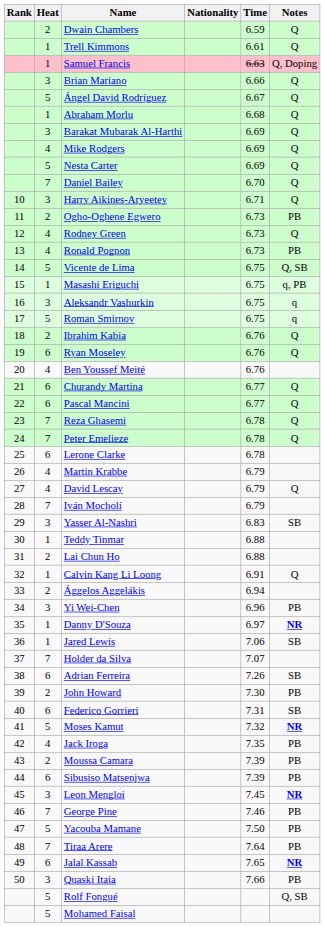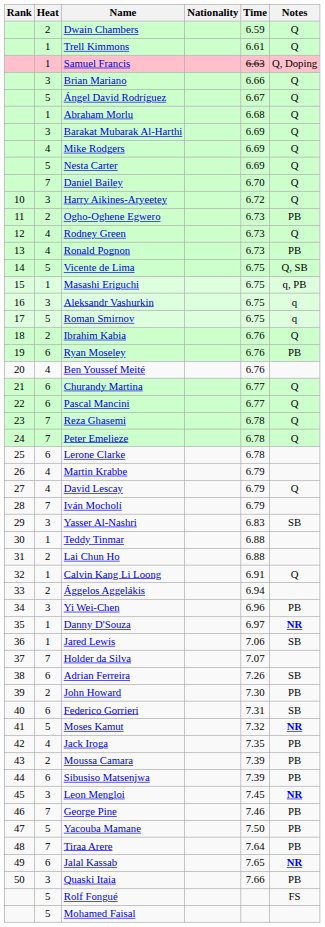(255, 200) 6.71 -> (255, 200) 6.72
(295, 353) Q -> (295, 353) PB
(295, 897) Q, SB -> (295, 897) FS
